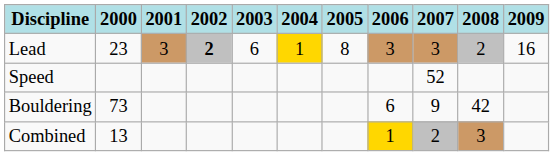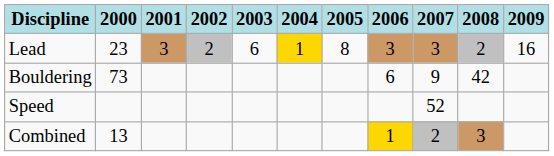(209, 48) bold -> (209, 48) normal
rows swapped: (50, 106) <-> (31, 77)
